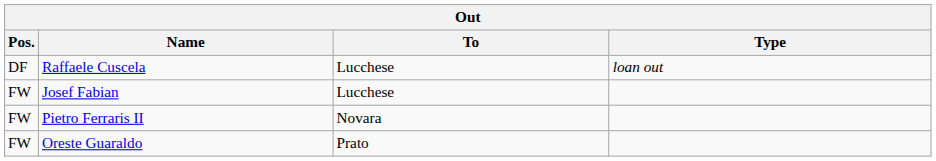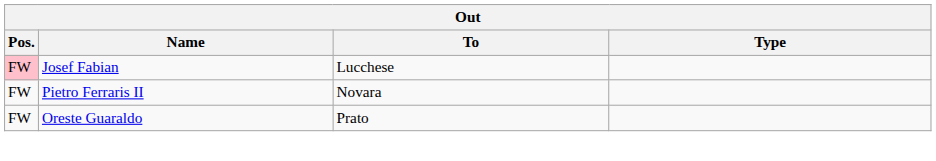- row: (94, 67)
(20, 93) no background -> (20, 67) pink background
